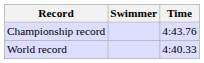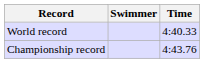rows swapped: (37, 49) <-> (56, 31)
